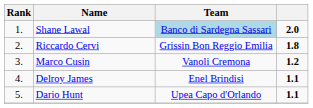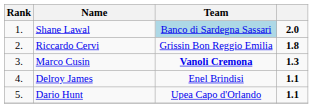(216, 62) normal -> (216, 62) bold
(292, 62) 1.2 -> (292, 62) 1.3
